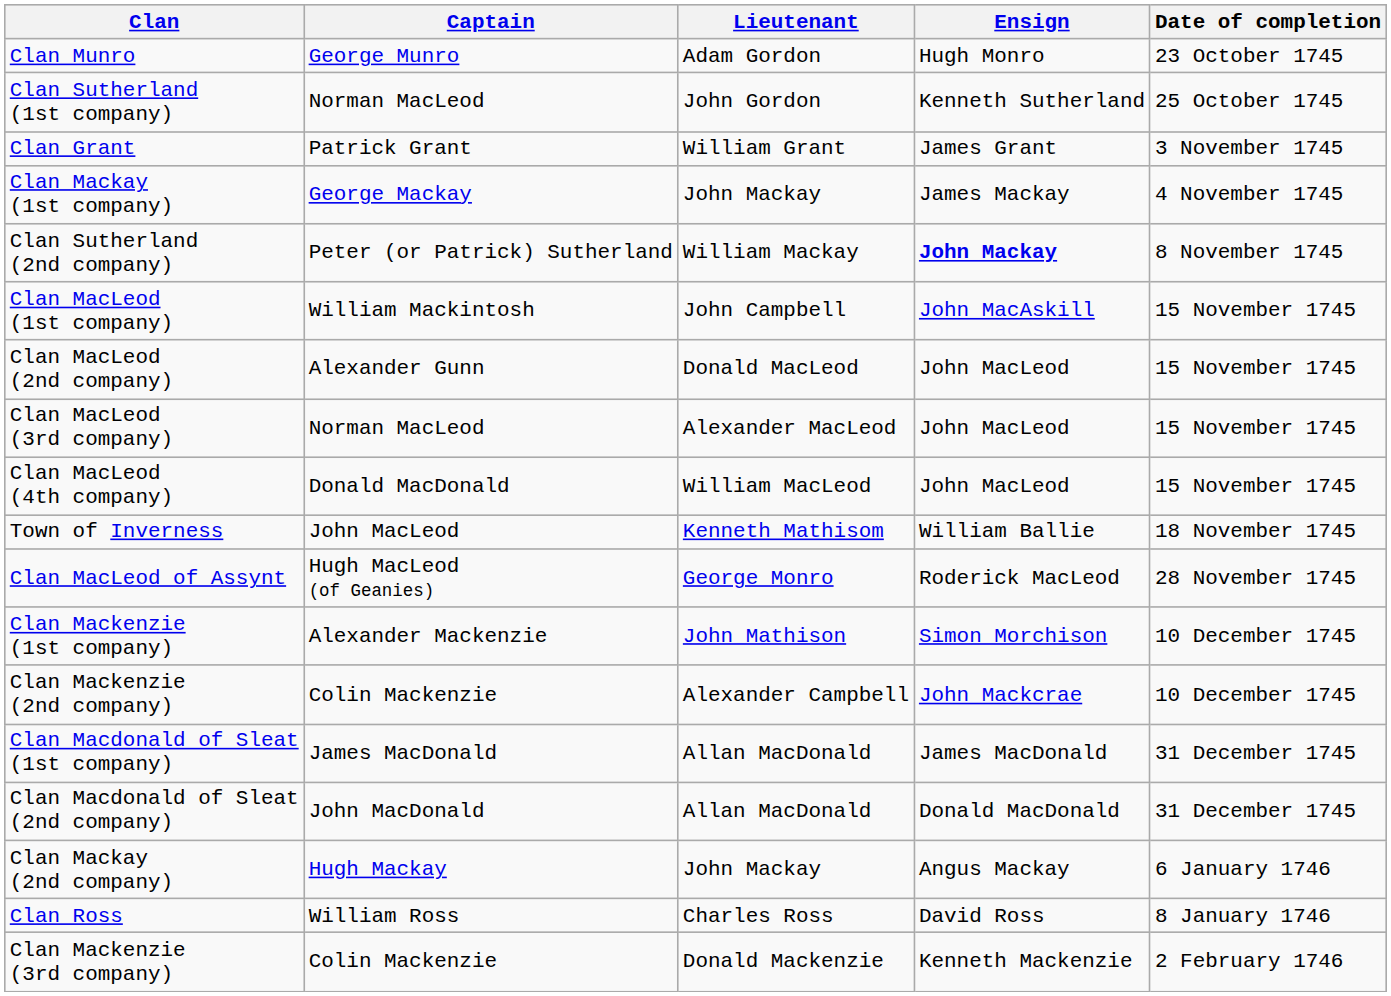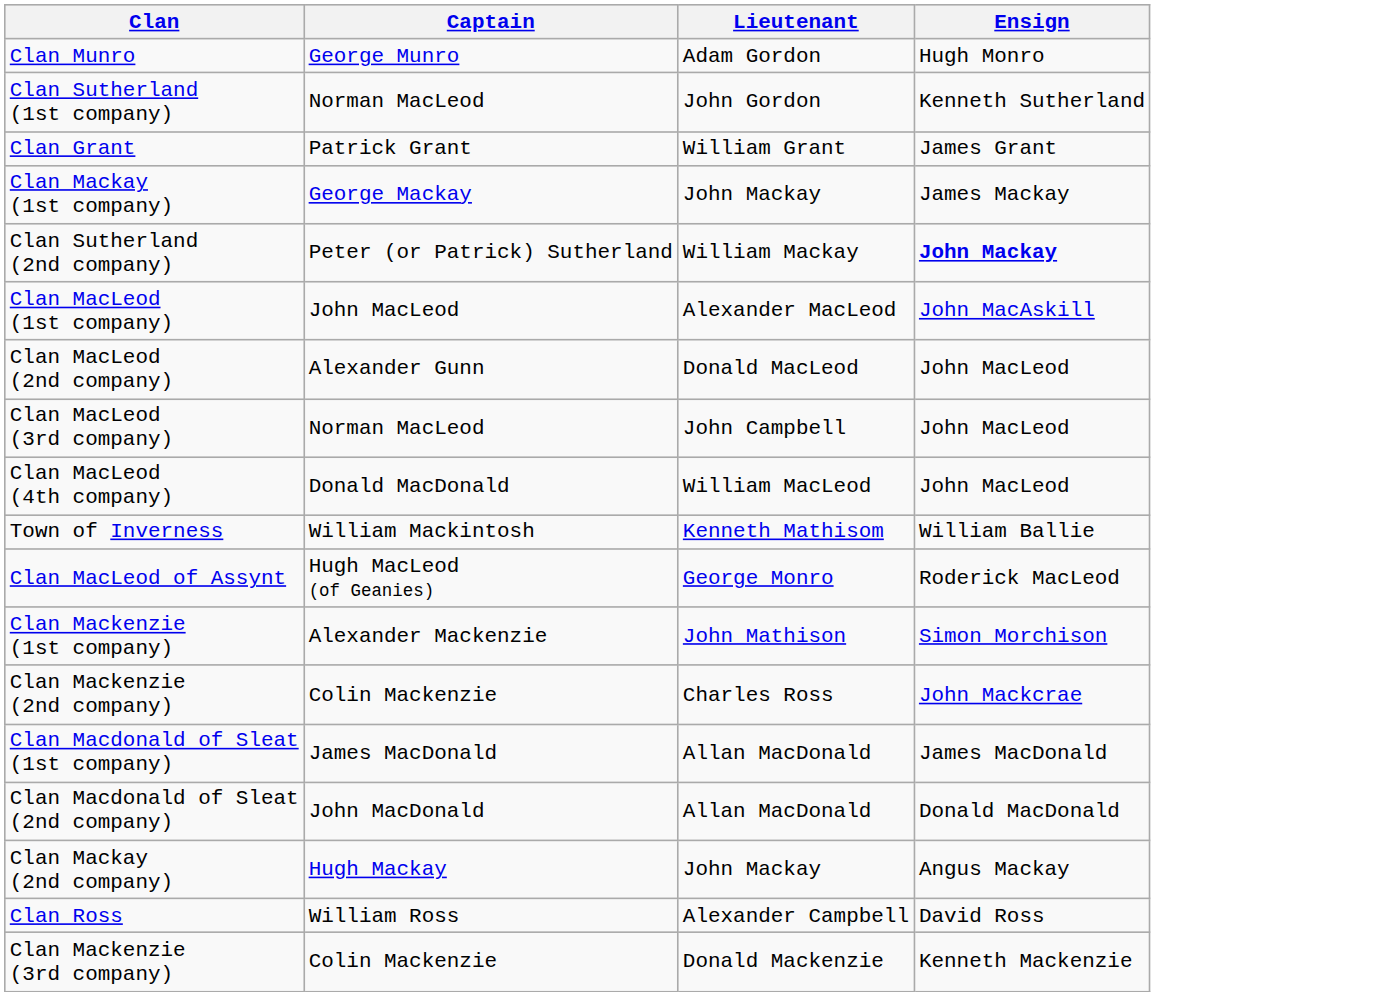- column: (1268, 22)
(422, 311) William Mackintosh -> (384, 311) John MacLeod
(765, 311) John Campbell -> (790, 311) Alexander MacLeod
(790, 428) Alexander MacLeod -> (765, 428) John Campbell
(384, 532) John MacLeod -> (422, 532) William Mackintosh
(796, 695) Alexander Campbell -> (758, 695) Charles Ross
(758, 916) Charles Ross -> (796, 916) Alexander Campbell
